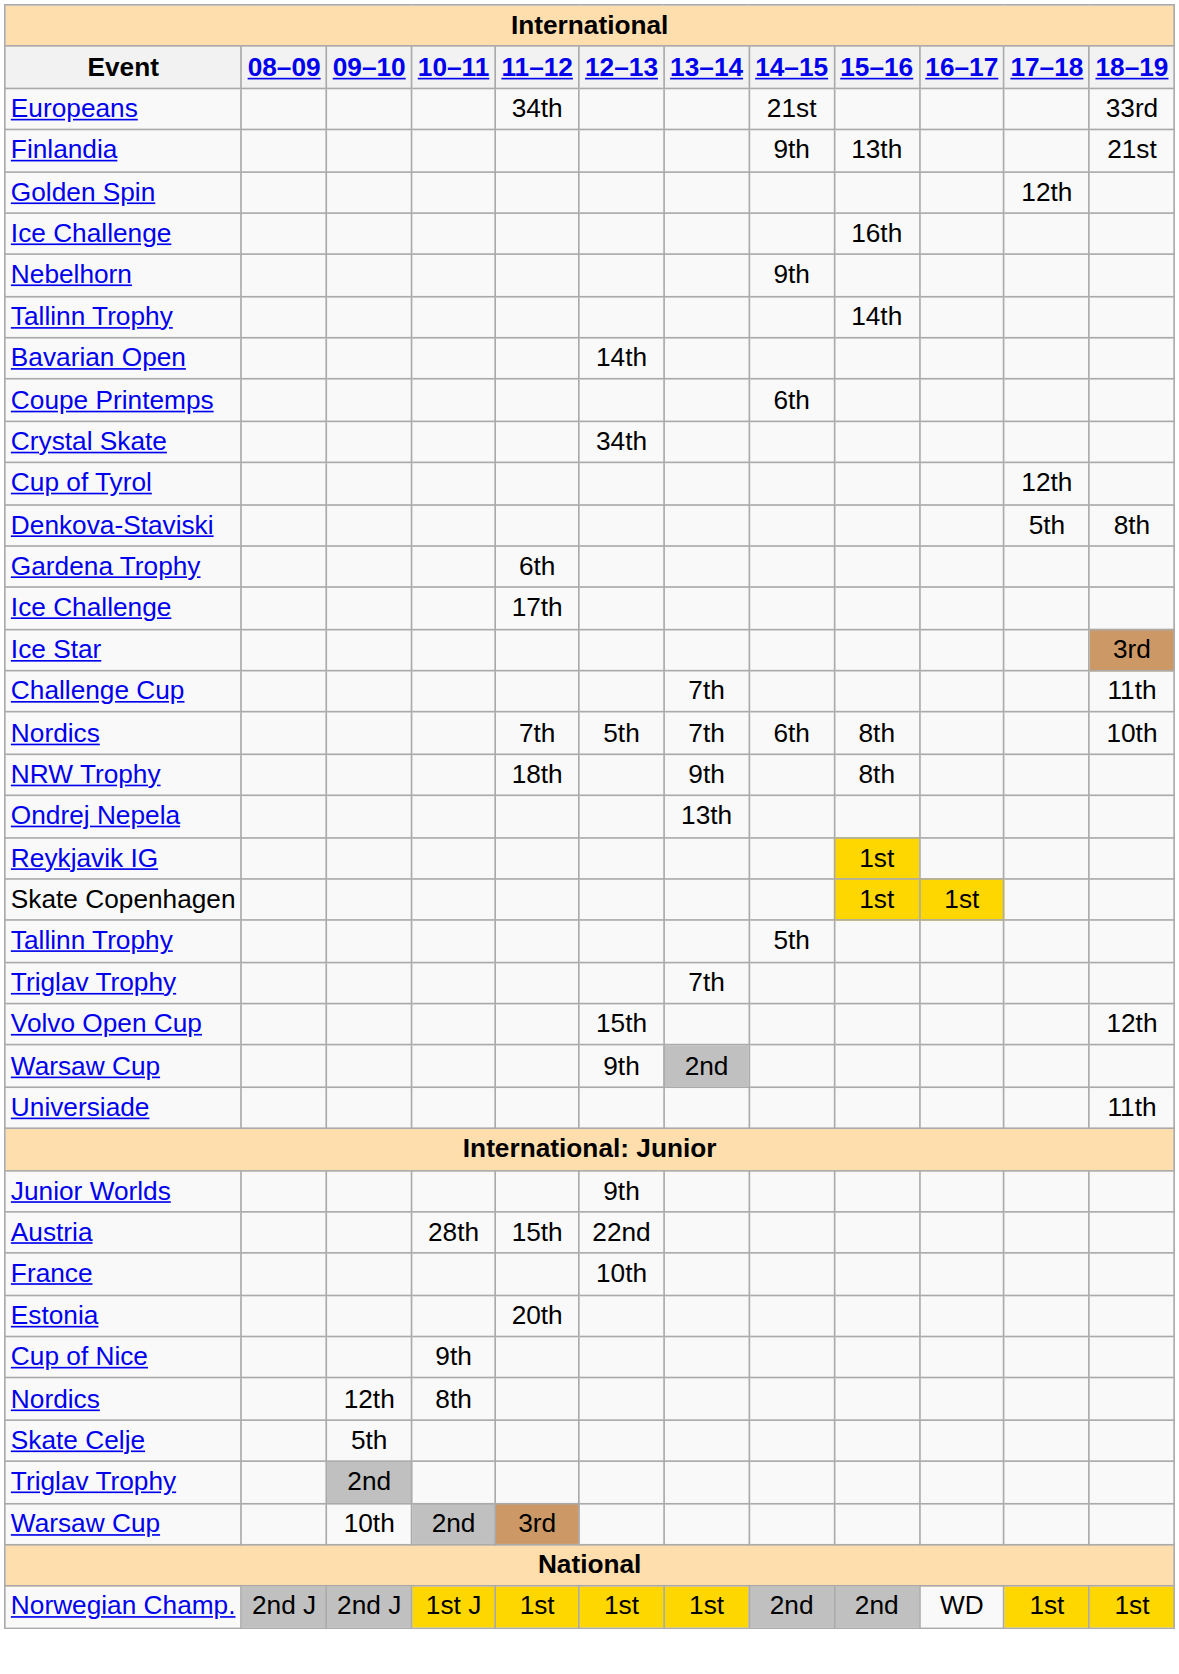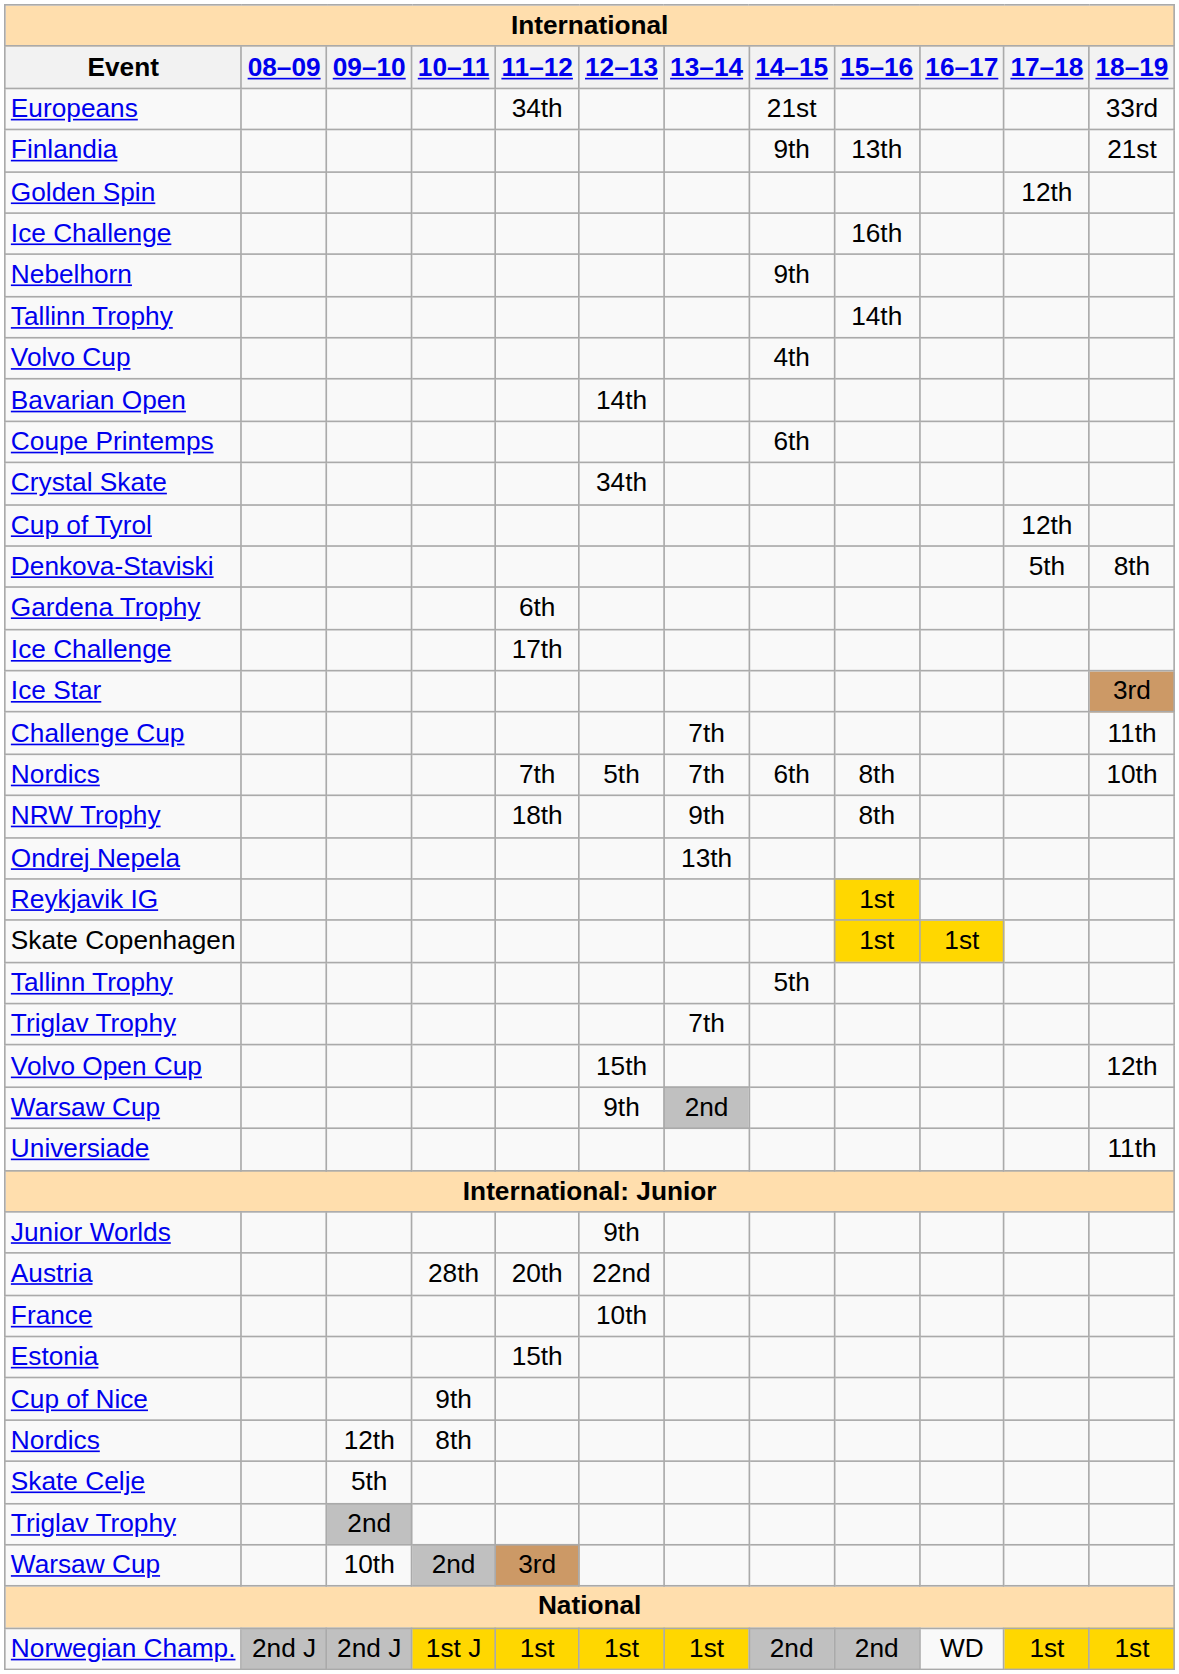+ row: (71, 358)
(537, 1232) 15th -> (537, 1273) 20th
(537, 1315) 20th -> (537, 1356) 15th
